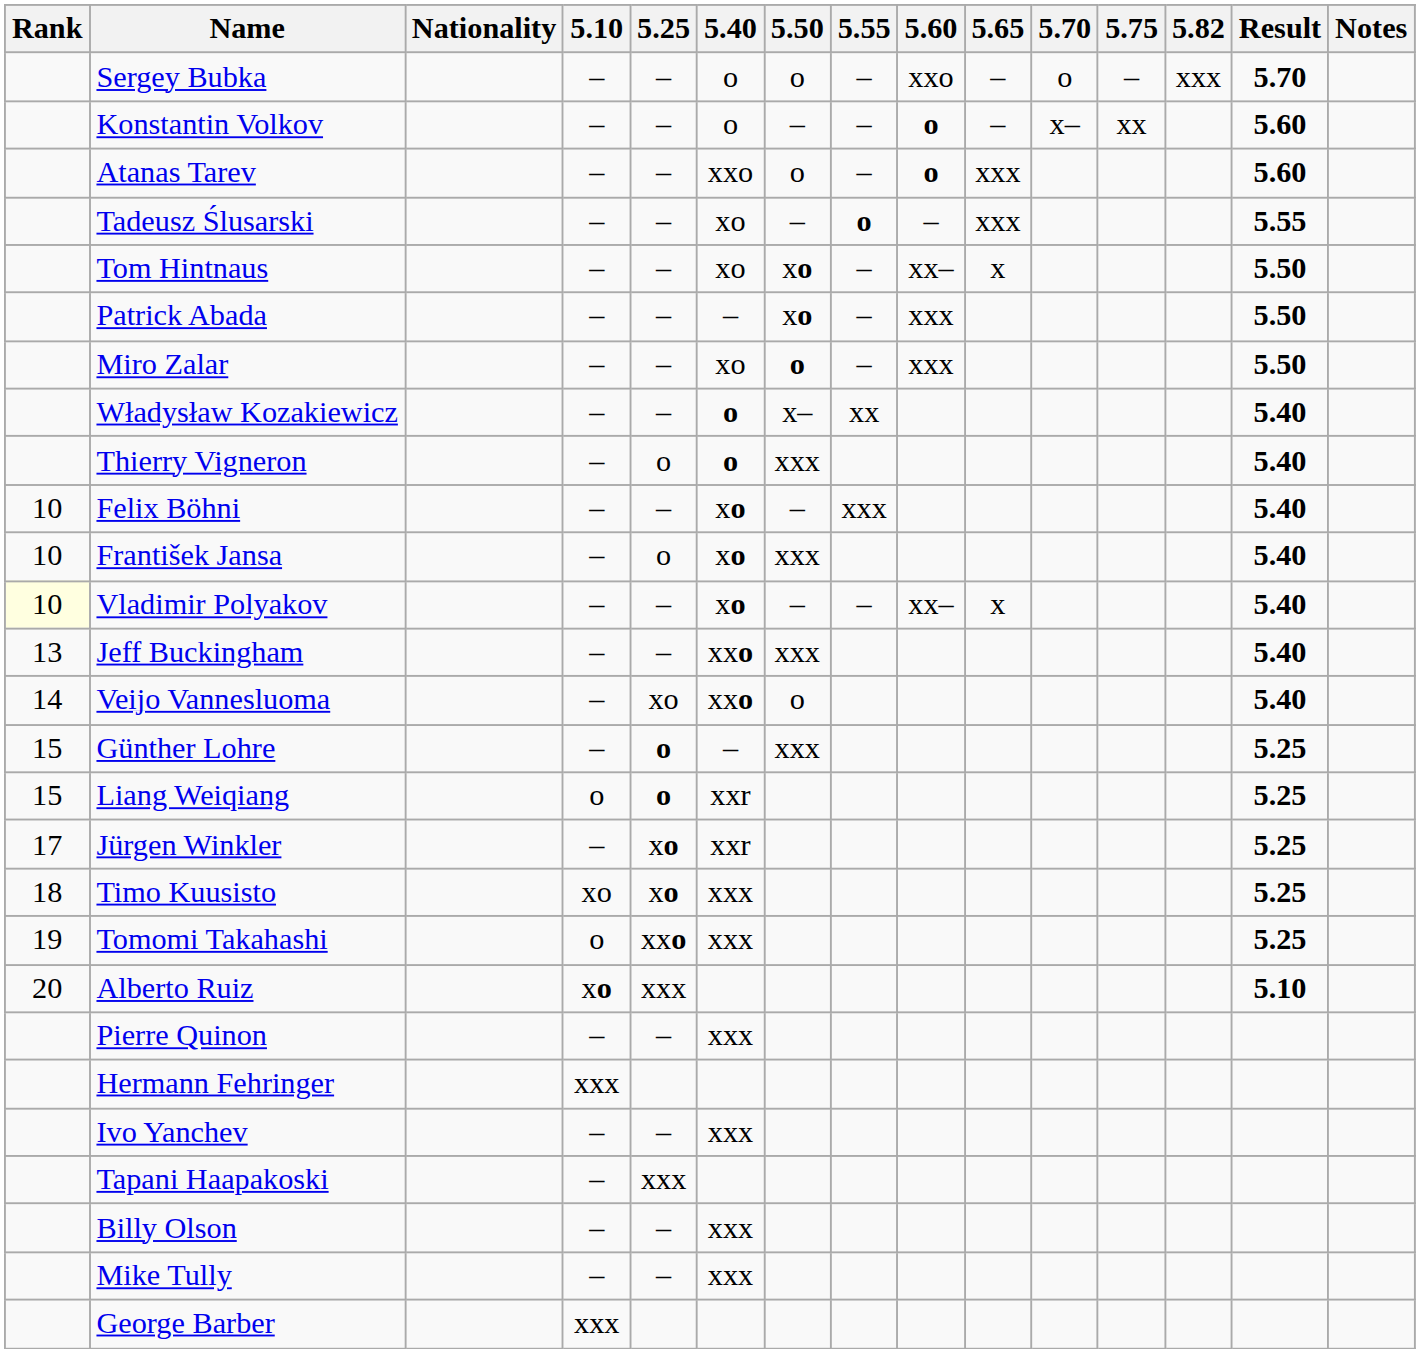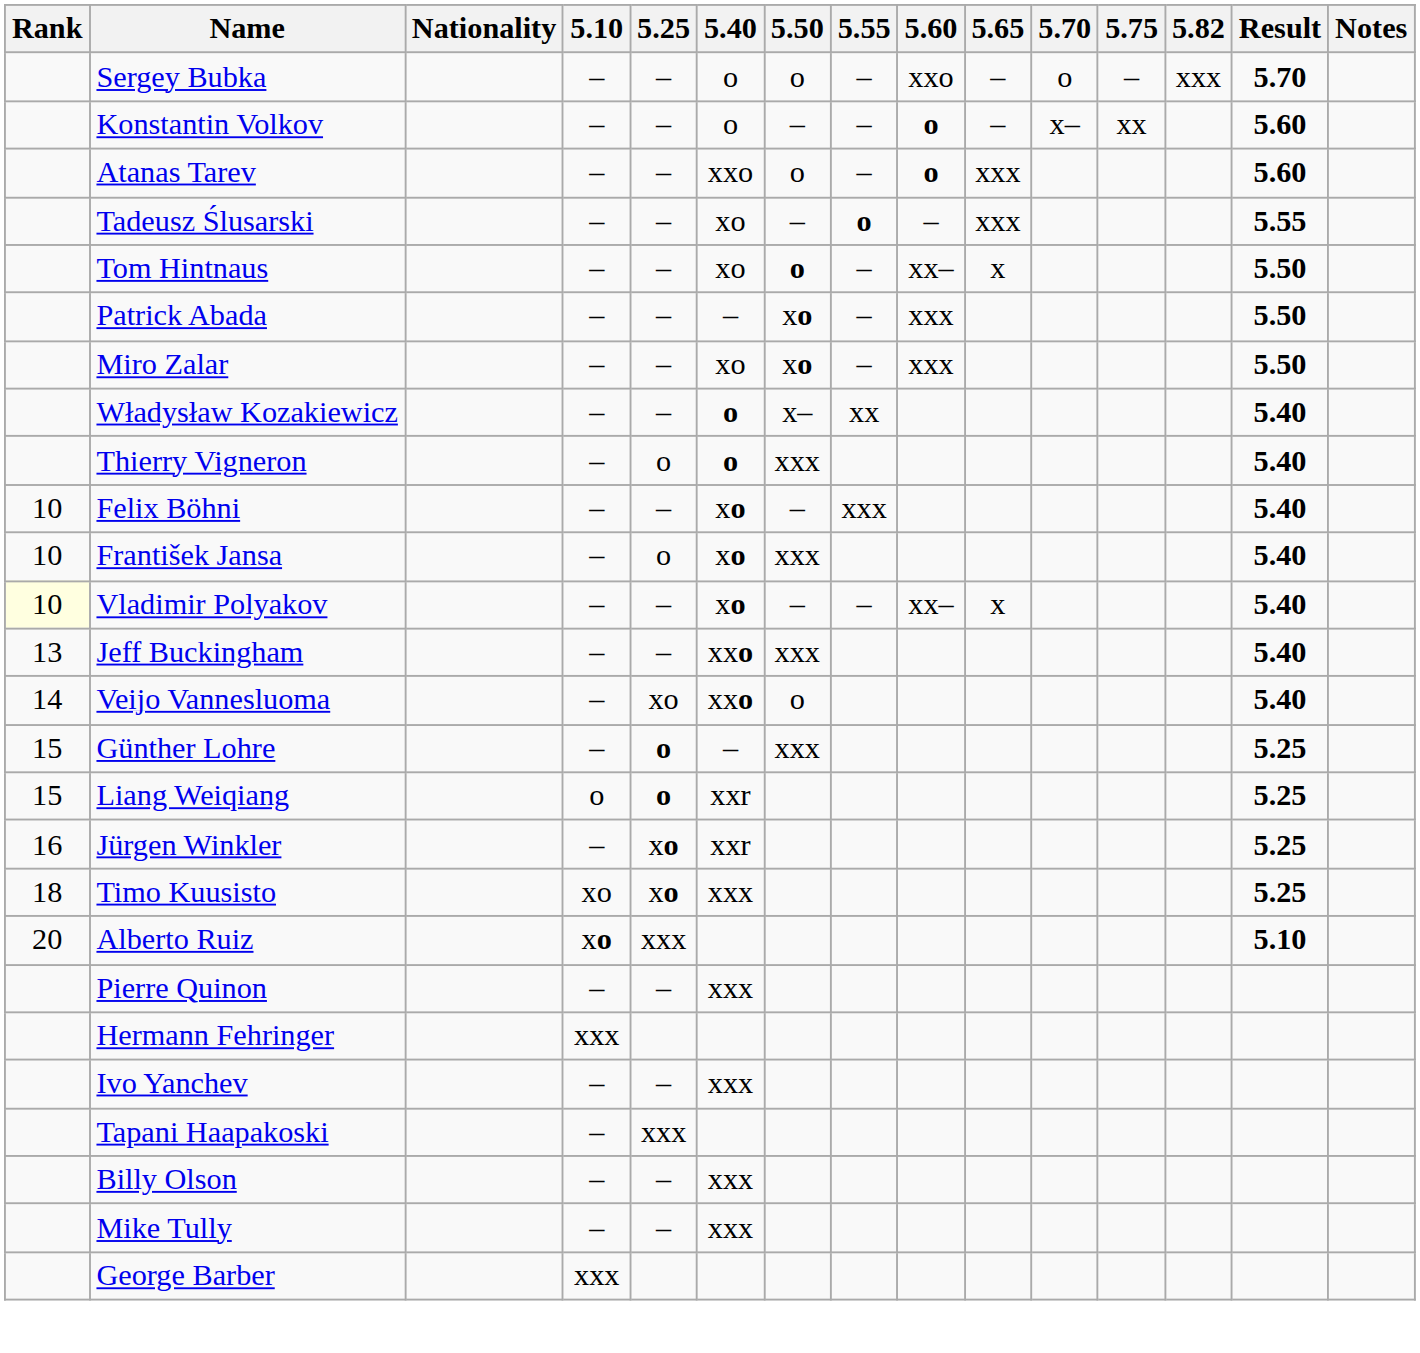(797, 268) xo -> (797, 268) o
(797, 364) o -> (797, 364) xo
(47, 843) 17 -> (47, 843) 16
- row: (212, 939)
